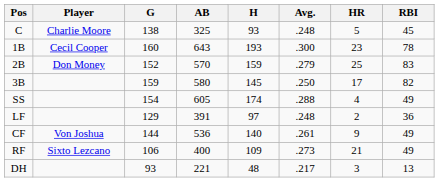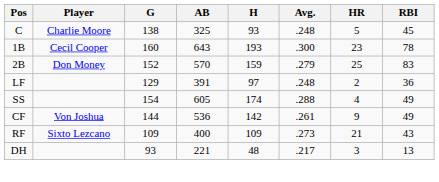- row: (19, 82)
rows swapped: (19, 99) <-> (19, 116)
(254, 133) 140 -> (254, 116) 142
(150, 151) 106 -> (150, 133) 109
(408, 151) 49 -> (408, 133) 43
